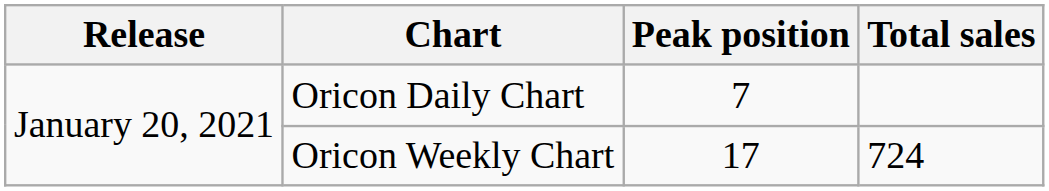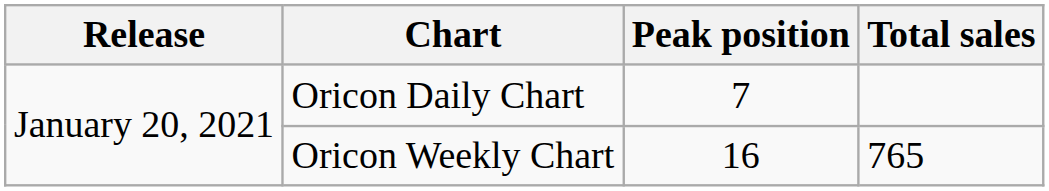(741, 154) 17 -> (741, 154) 16
(896, 154) 724 -> (896, 154) 765
